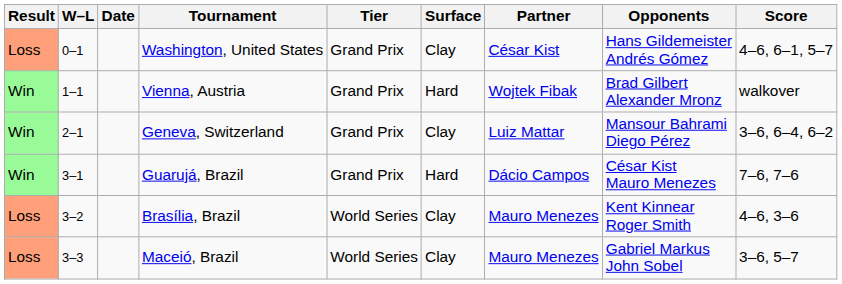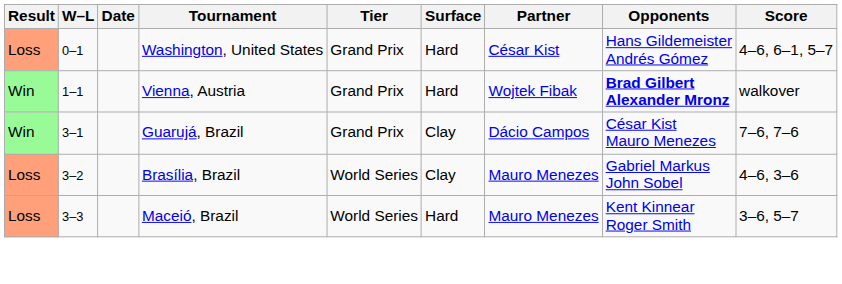(440, 49) Clay -> (442, 49) Hard
(664, 91) normal -> (668, 91) bold
- row: (213, 132)
(442, 174) Hard -> (440, 132) Clay
(650, 216) Kent Kinnear Roger Smith -> (658, 174) Gabriel Markus John Sobel
(440, 257) Clay -> (442, 216) Hard
(658, 257) Gabriel Markus John Sobel -> (650, 216) Kent Kinnear Roger Smith
